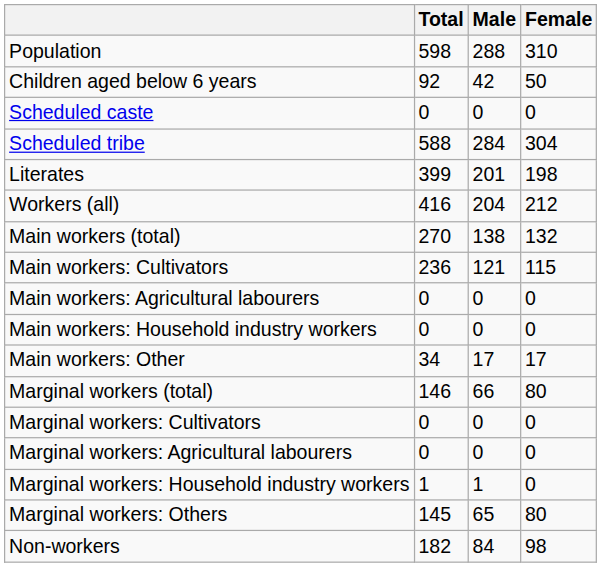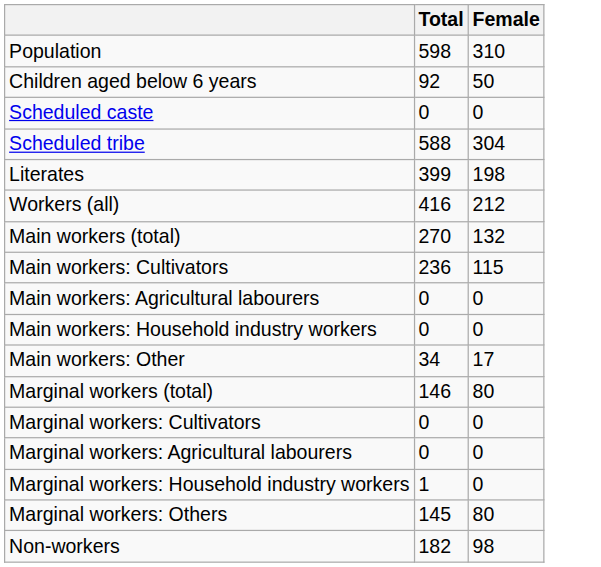- column: (494, 19)
